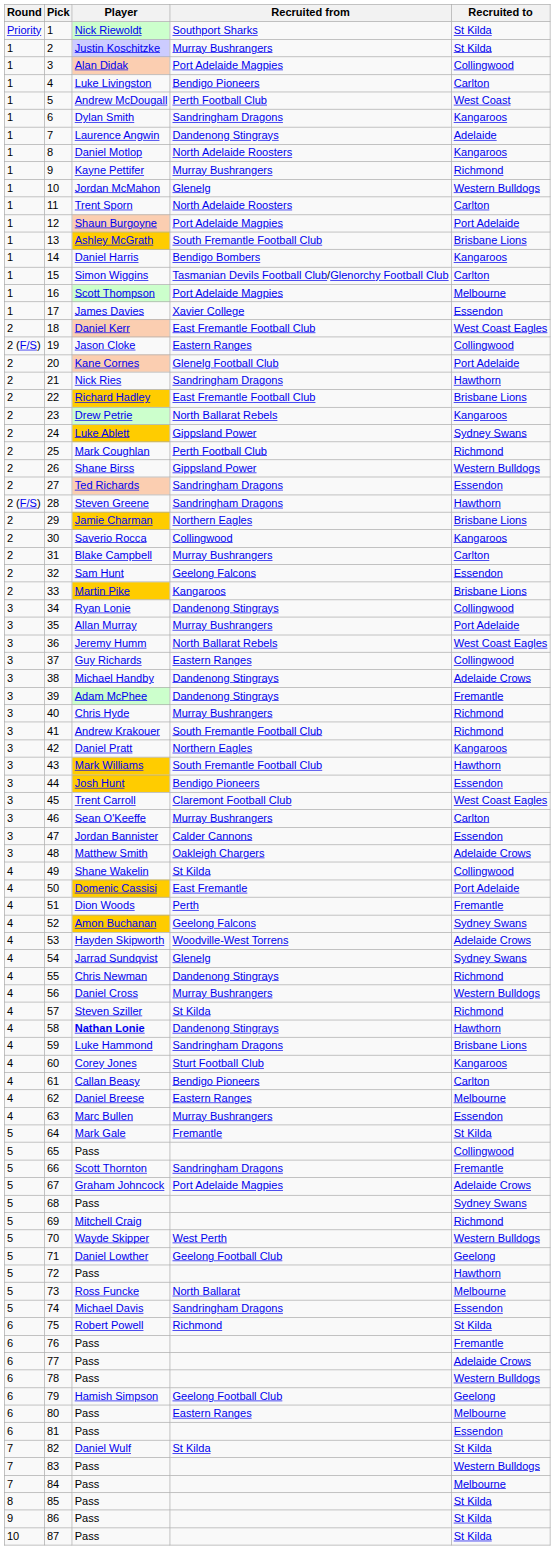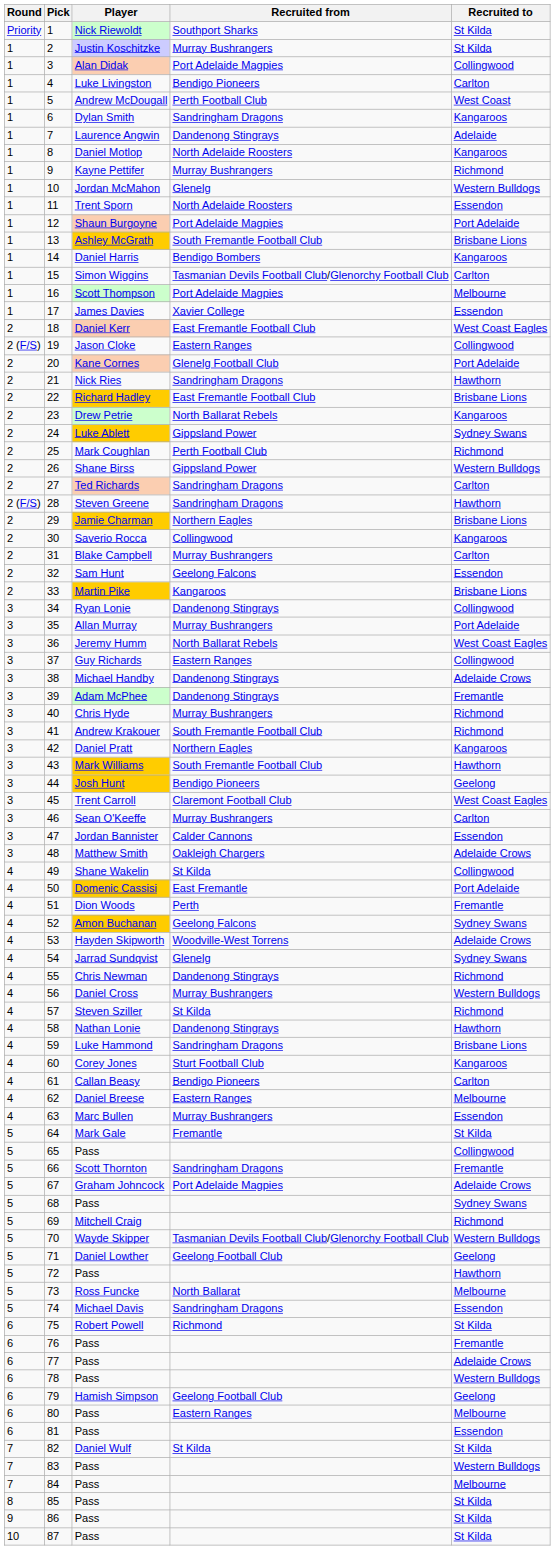(472, 205) Carlton -> (478, 205) Essendon
(478, 485) Essendon -> (472, 485) Carlton
(478, 783) Essendon -> (475, 783) Geelong
(110, 1028) bold -> (108, 1028) normal
(200, 1238) West Perth -> (311, 1238) Tasmanian Devils Football Club/Glenorchy Football Club
